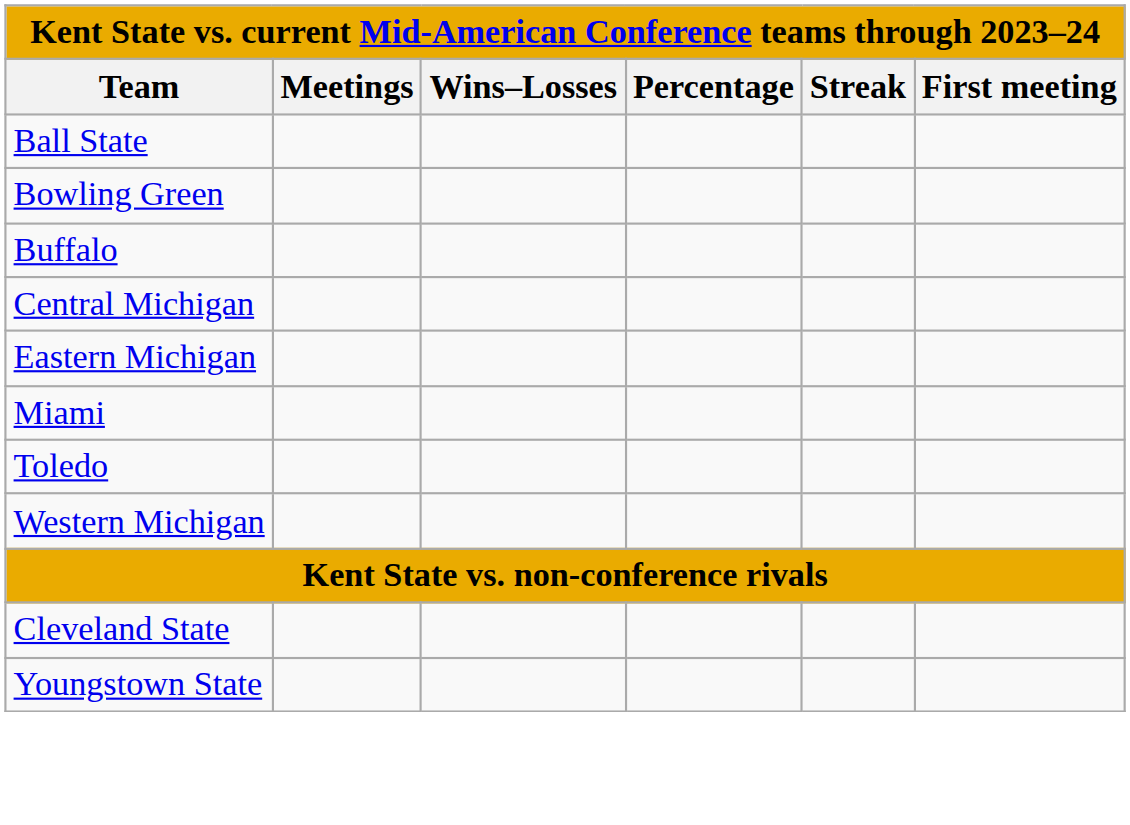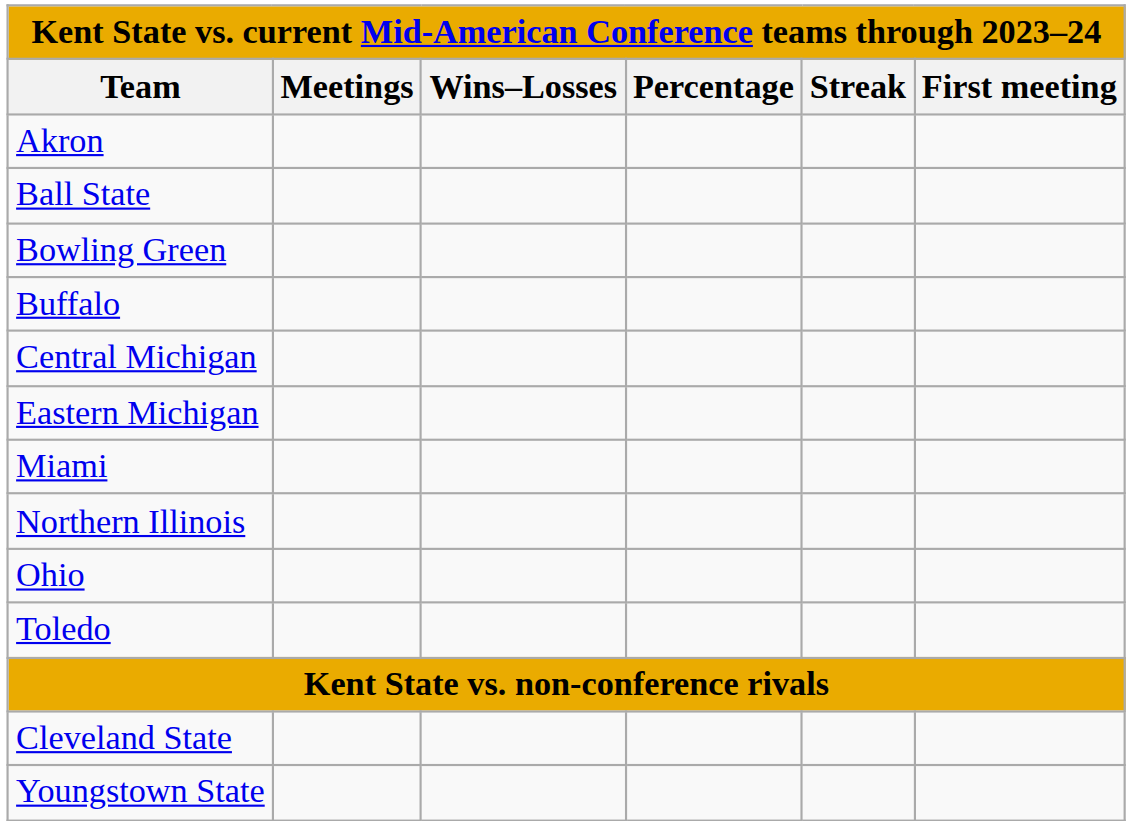+ row: (60, 140)
+ row: (131, 520)
+ row: (50, 574)
- row: (139, 520)
